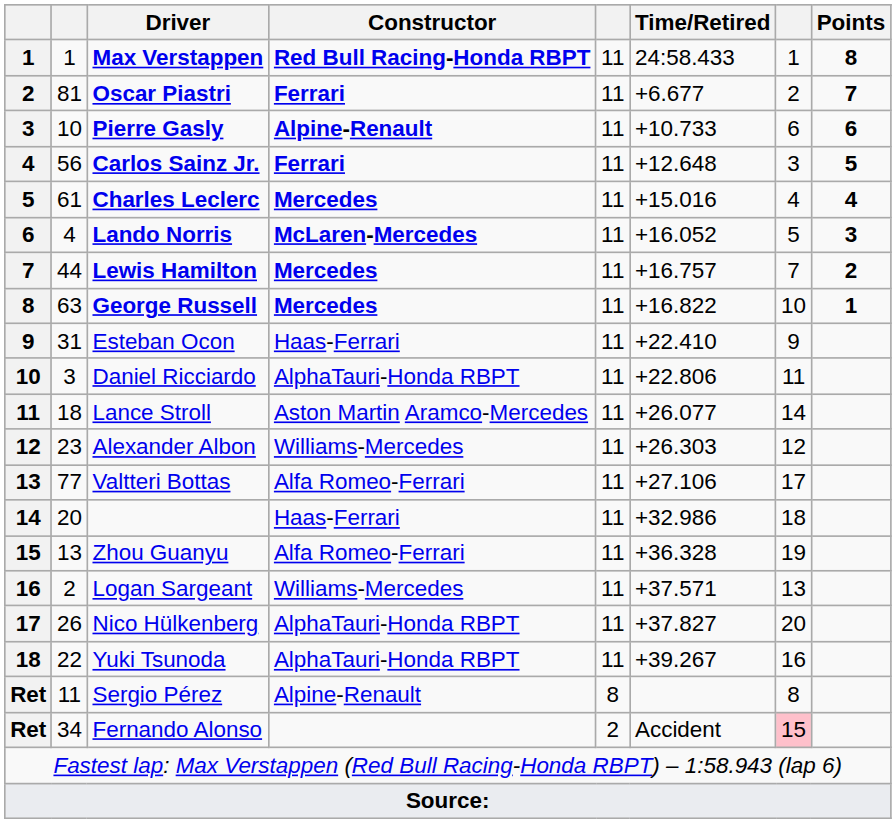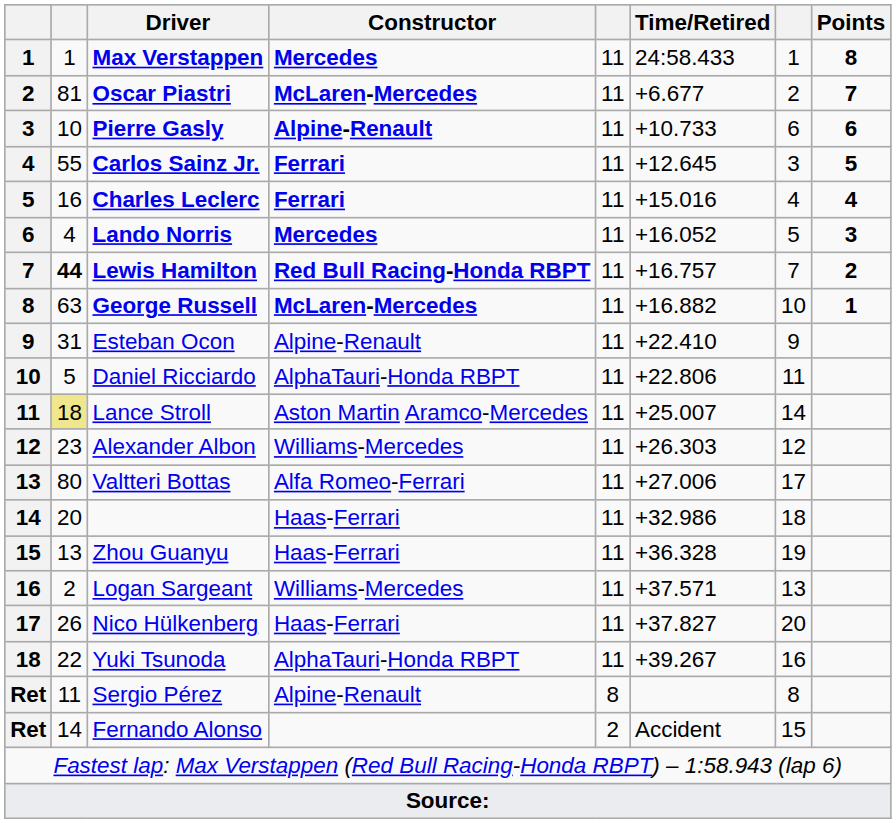(432, 57) Red Bull Racing-Honda RBPT -> (326, 57) Mercedes
(309, 93) Ferrari -> (376, 93) McLaren-Mercedes
(69, 164) 56 -> (69, 164) 55
(676, 164) +12.648 -> (676, 164) +12.645
(69, 199) 61 -> (69, 199) 16
(326, 199) Mercedes -> (309, 199) Ferrari
(376, 234) McLaren-Mercedes -> (326, 234) Mercedes
(69, 270) normal -> (69, 270) bold
(326, 270) Mercedes -> (432, 270) Red Bull Racing-Honda RBPT
(326, 305) Mercedes -> (376, 305) McLaren-Mercedes
(676, 305) +16.822 -> (676, 305) +16.882
(337, 340) Haas-Ferrari -> (347, 340) Alpine-Renault
(69, 376) 3 -> (69, 376) 5
(69, 411) no background -> (69, 411) khaki background
(676, 411) +26.077 -> (676, 411) +25.007
(69, 482) 77 -> (69, 482) 80
(676, 482) +27.106 -> (676, 482) +27.006
(369, 553) Alfa Romeo-Ferrari -> (337, 553) Haas-Ferrari
(397, 623) AlphaTauri-Honda RBPT -> (337, 623) Haas-Ferrari
(69, 730) 34 -> (69, 730) 14
(794, 730) pink background -> (794, 730) no background
